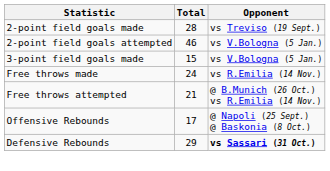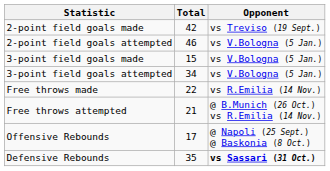(191, 28) 28 -> (191, 28) 42
+ row: (89, 74)
(191, 74) 24 -> (191, 89) 22
(191, 142) 29 -> (191, 158) 35
